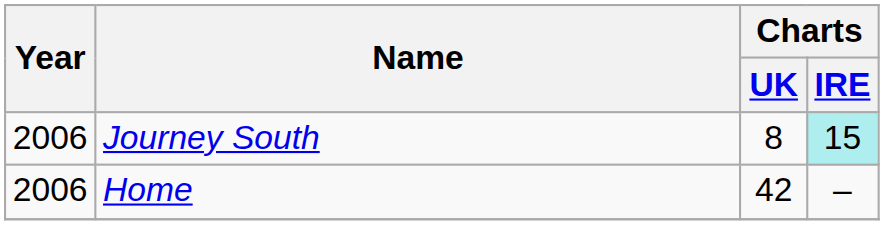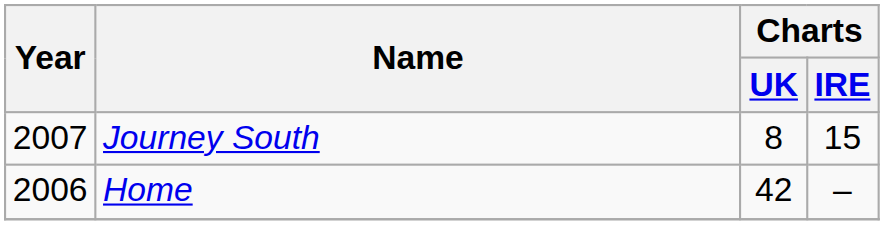(50, 137) 2006 -> (50, 137) 2007
(842, 137) paleturquoise background -> (842, 137) no background
